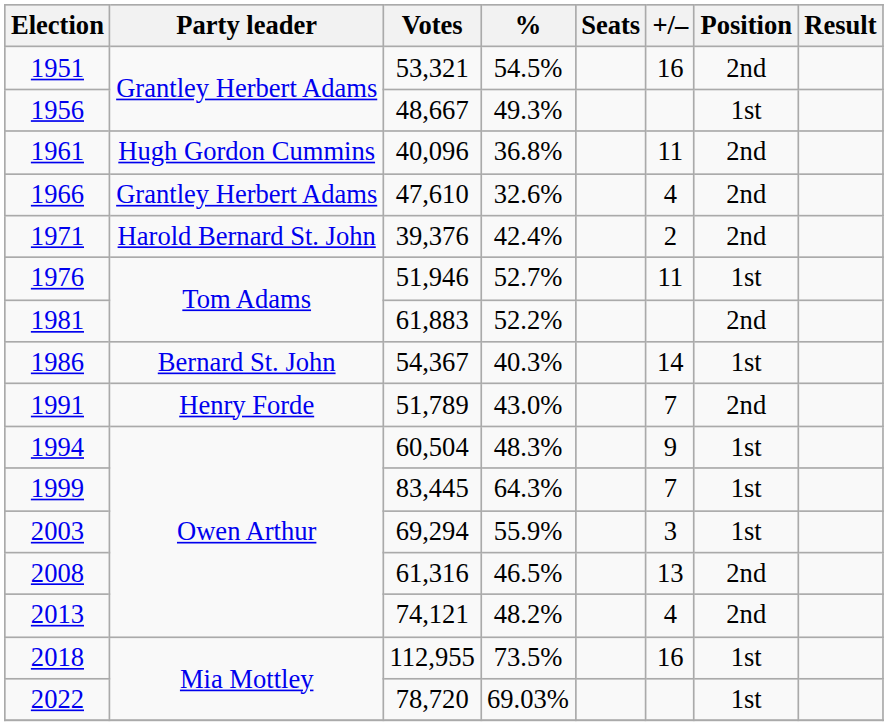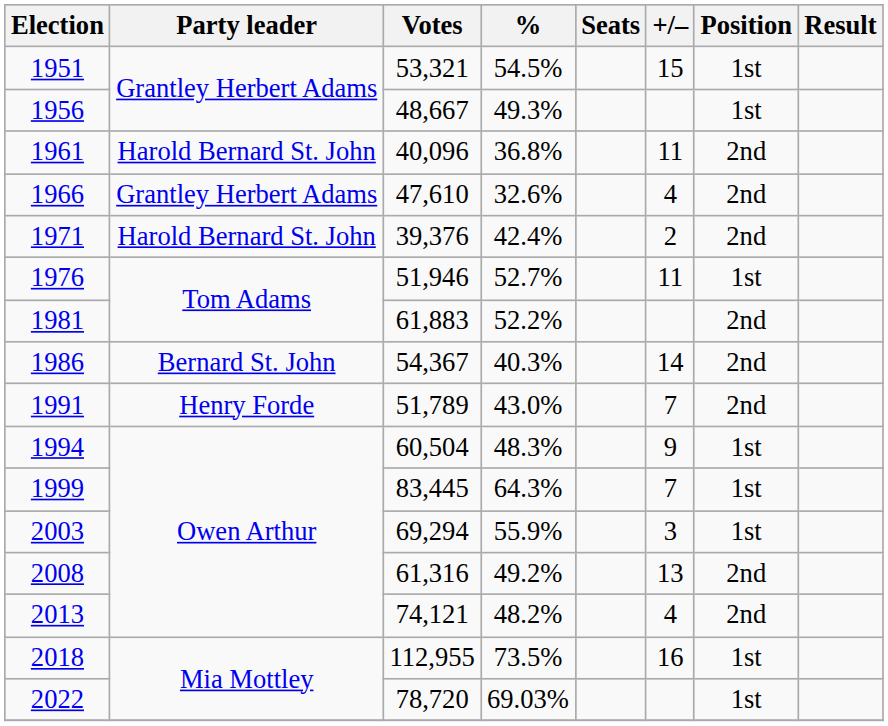(670, 67) 16 -> (670, 67) 15
(746, 67) 2nd -> (746, 67) 1st
(247, 151) Hugh Gordon Cummins -> (247, 151) Harold Bernard St. John
(746, 362) 1st -> (746, 362) 2nd
(528, 573) 46.5% -> (528, 573) 49.2%
